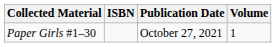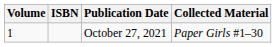columns swapped: (249, 13) <-> (54, 13)
